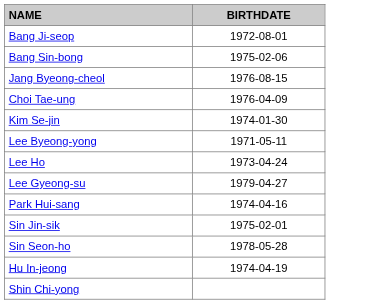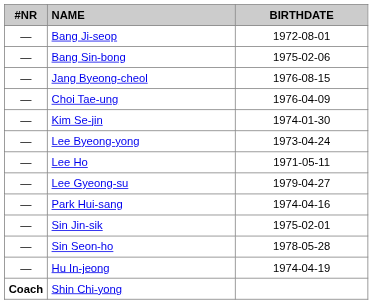+ column: (26, 15)
(259, 141) 1971-05-11 -> (302, 141) 1973-04-24
(259, 162) 1973-04-24 -> (302, 162) 1971-05-11
